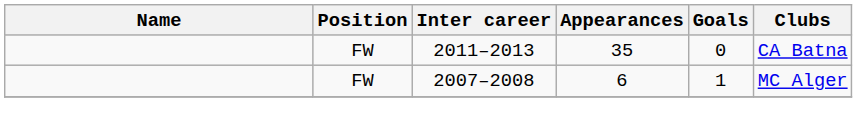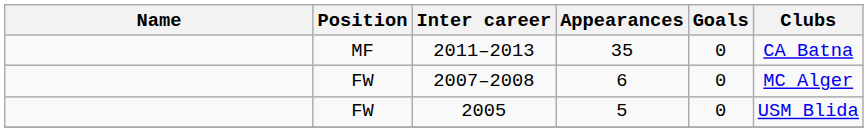(363, 50) FW -> (363, 50) MF
(721, 81) 1 -> (721, 81) 0
+ row: (484, 112)
